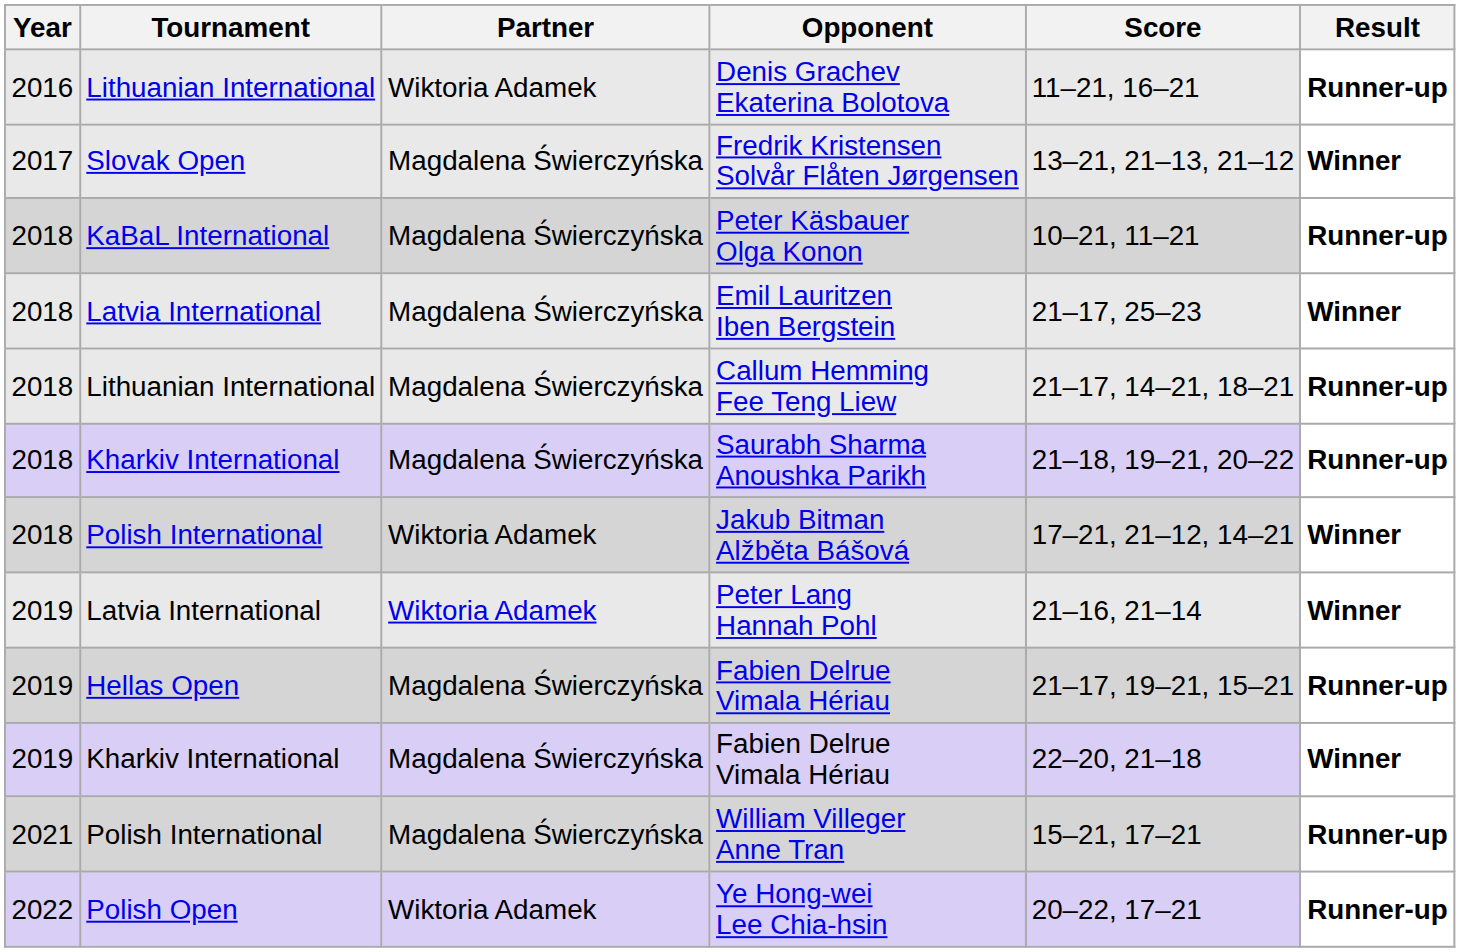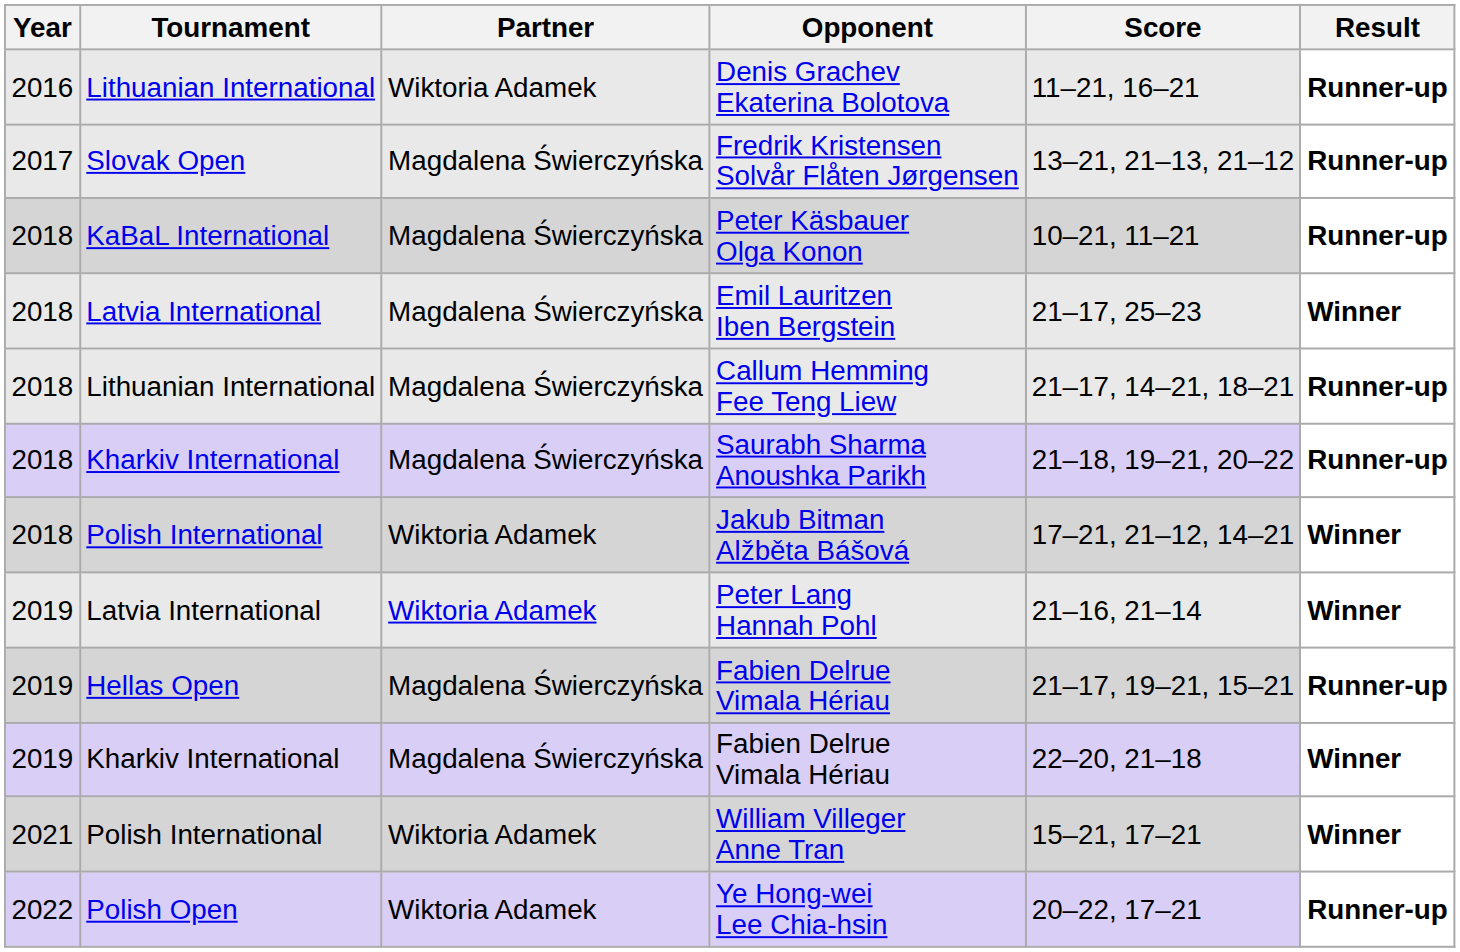(1354, 161) Winner -> (1377, 161) Runner-up
(546, 835) Magdalena Świerczyńska -> (492, 835) Wiktoria Adamek
(1377, 835) Runner-up -> (1354, 835) Winner
